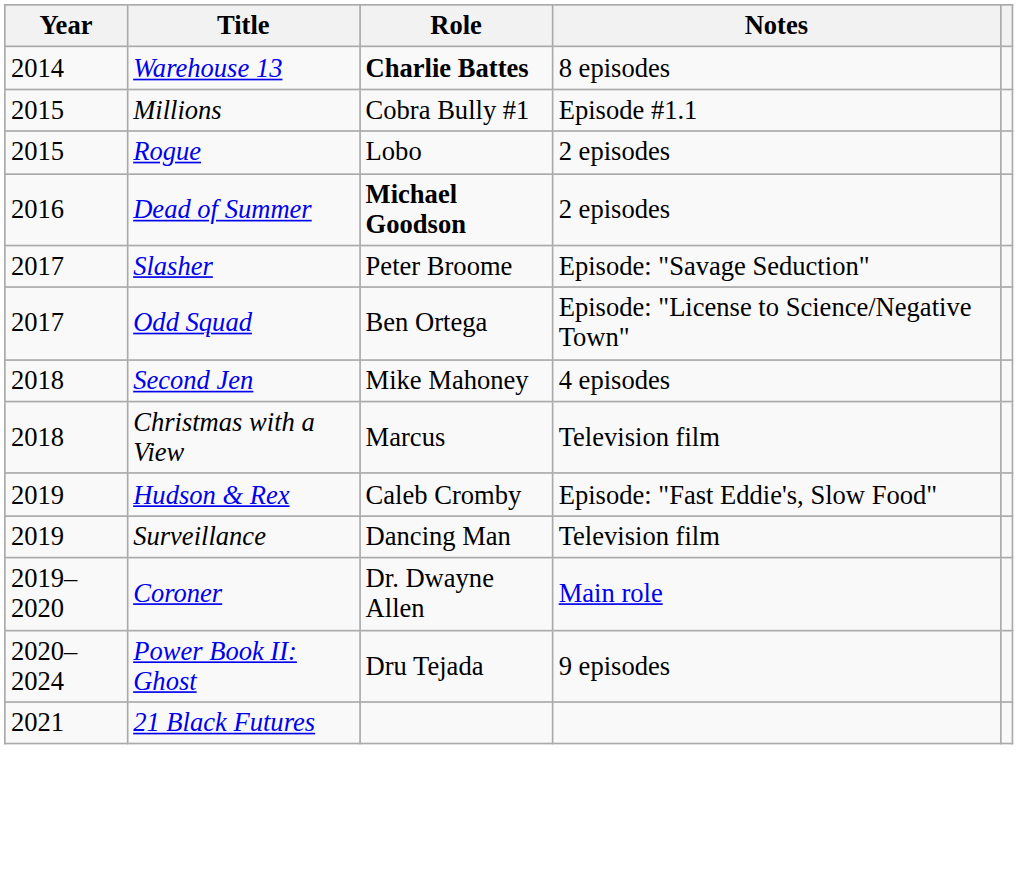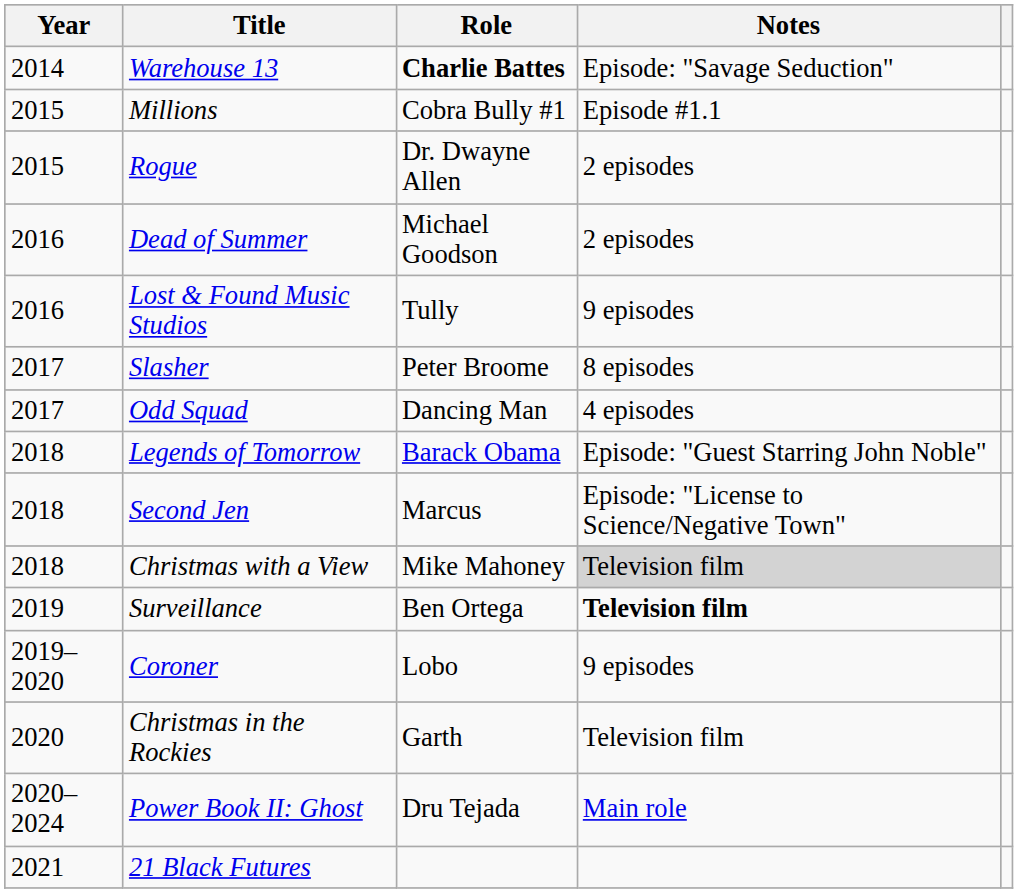(614, 67) 8 episodes -> (738, 67) Episode: "Savage Seduction"
(394, 151) Lobo -> (466, 166) Dr. Dwayne Allen
(416, 208) bold -> (450, 238) normal
+ row: (239, 310)
(714, 266) Episode: "Savage Seduction" -> (639, 367) 8 episodes
(426, 323) Ben Ortega -> (475, 410) Dancing Man
(765, 323) Episode: "License to Science/Negative Town" -> (639, 410) 4 episodes
+ row: (245, 452)
(447, 380) Mike Mahoney -> (442, 509) Marcus
(614, 380) 4 episodes -> (714, 509) Episode: "License to Science/Negative Town"
(405, 437) Marcus -> (483, 566) Mike Mahoney
(639, 437) no background -> (663, 566) lightgrey background
- row: (211, 494)
(438, 536) Dancing Man -> (463, 608) Ben Ortega
(639, 536) normal -> (665, 608) bold
(430, 593) Dr. Dwayne Allen -> (430, 665) Lobo
(611, 593) Main role -> (639, 665) 9 episodes
+ row: (217, 737)
(614, 665) 9 episodes -> (635, 809) Main role
